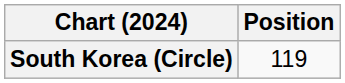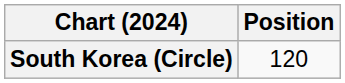(289, 59) 119 -> (289, 59) 120
